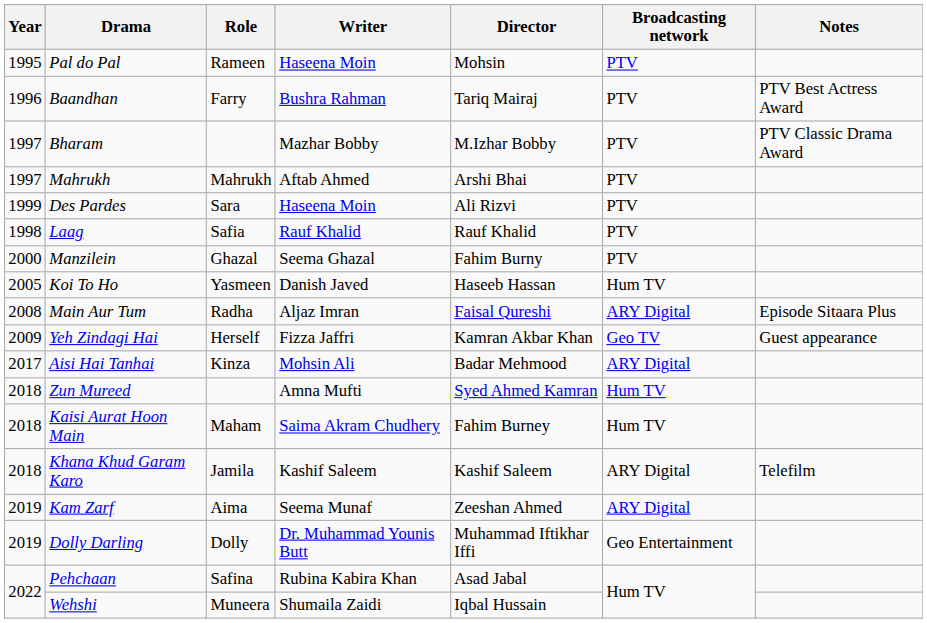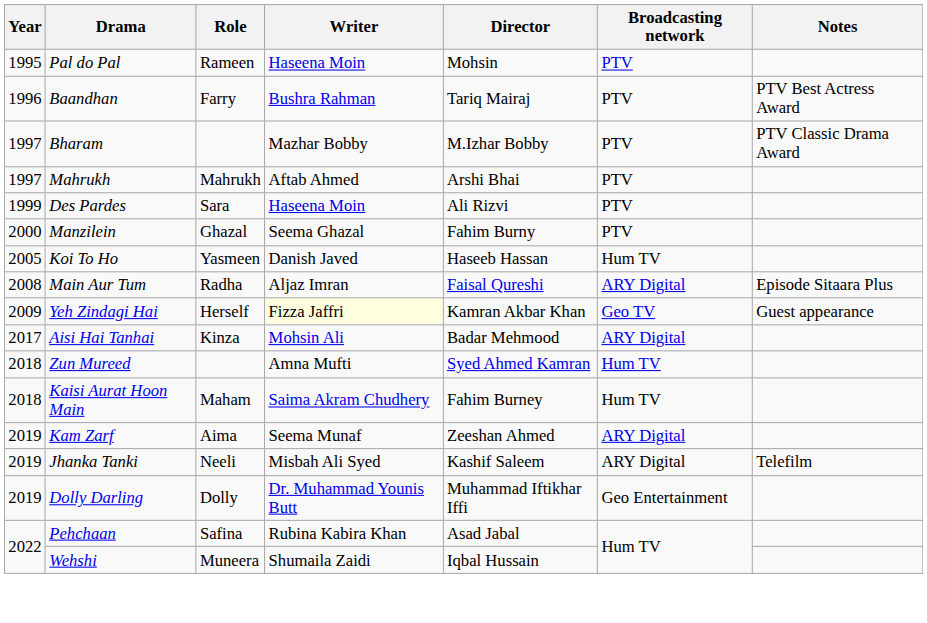- row: (66, 232)
(317, 337) no background -> (306, 311) lightyellow background
- row: (117, 471)
+ row: (94, 462)
